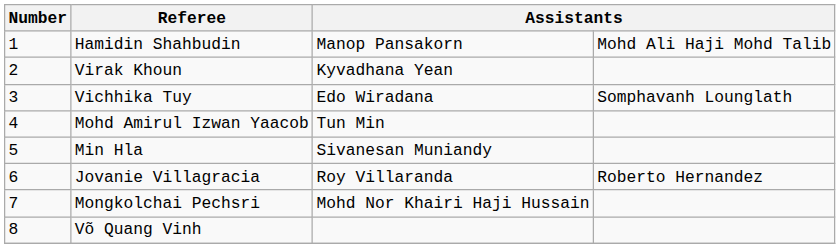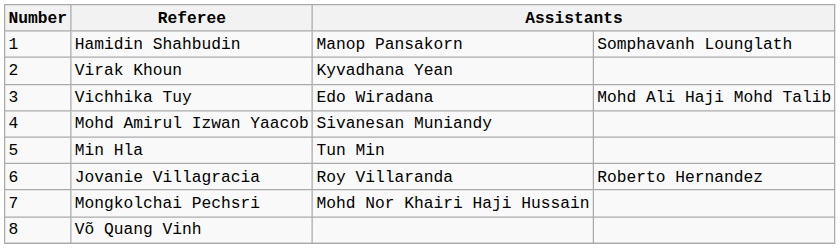(714, 44) Mohd Ali Haji Mohd Talib -> (695, 44) Somphavanh Lounglath
(695, 97) Somphavanh Lounglath -> (714, 97) Mohd Ali Haji Mohd Talib
(351, 124) Tun Min -> (404, 124) Sivanesan Muniandy
(404, 150) Sivanesan Muniandy -> (351, 150) Tun Min
